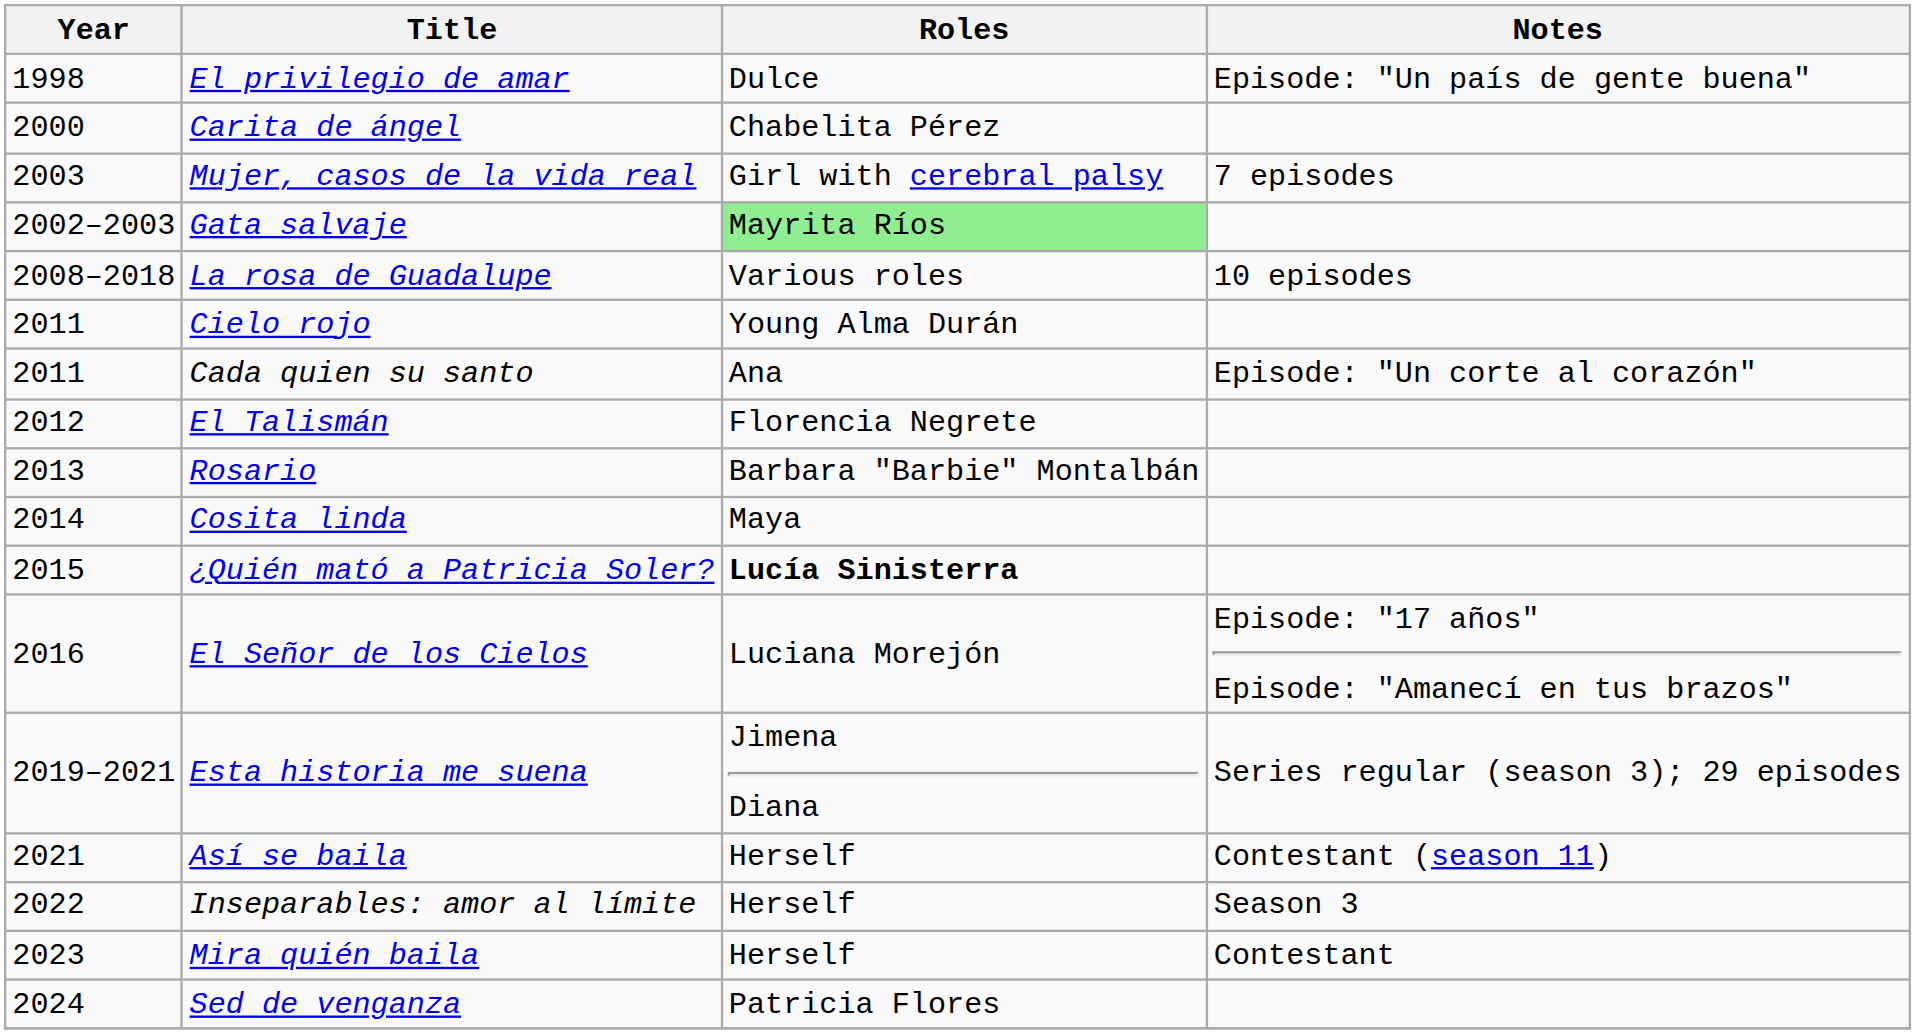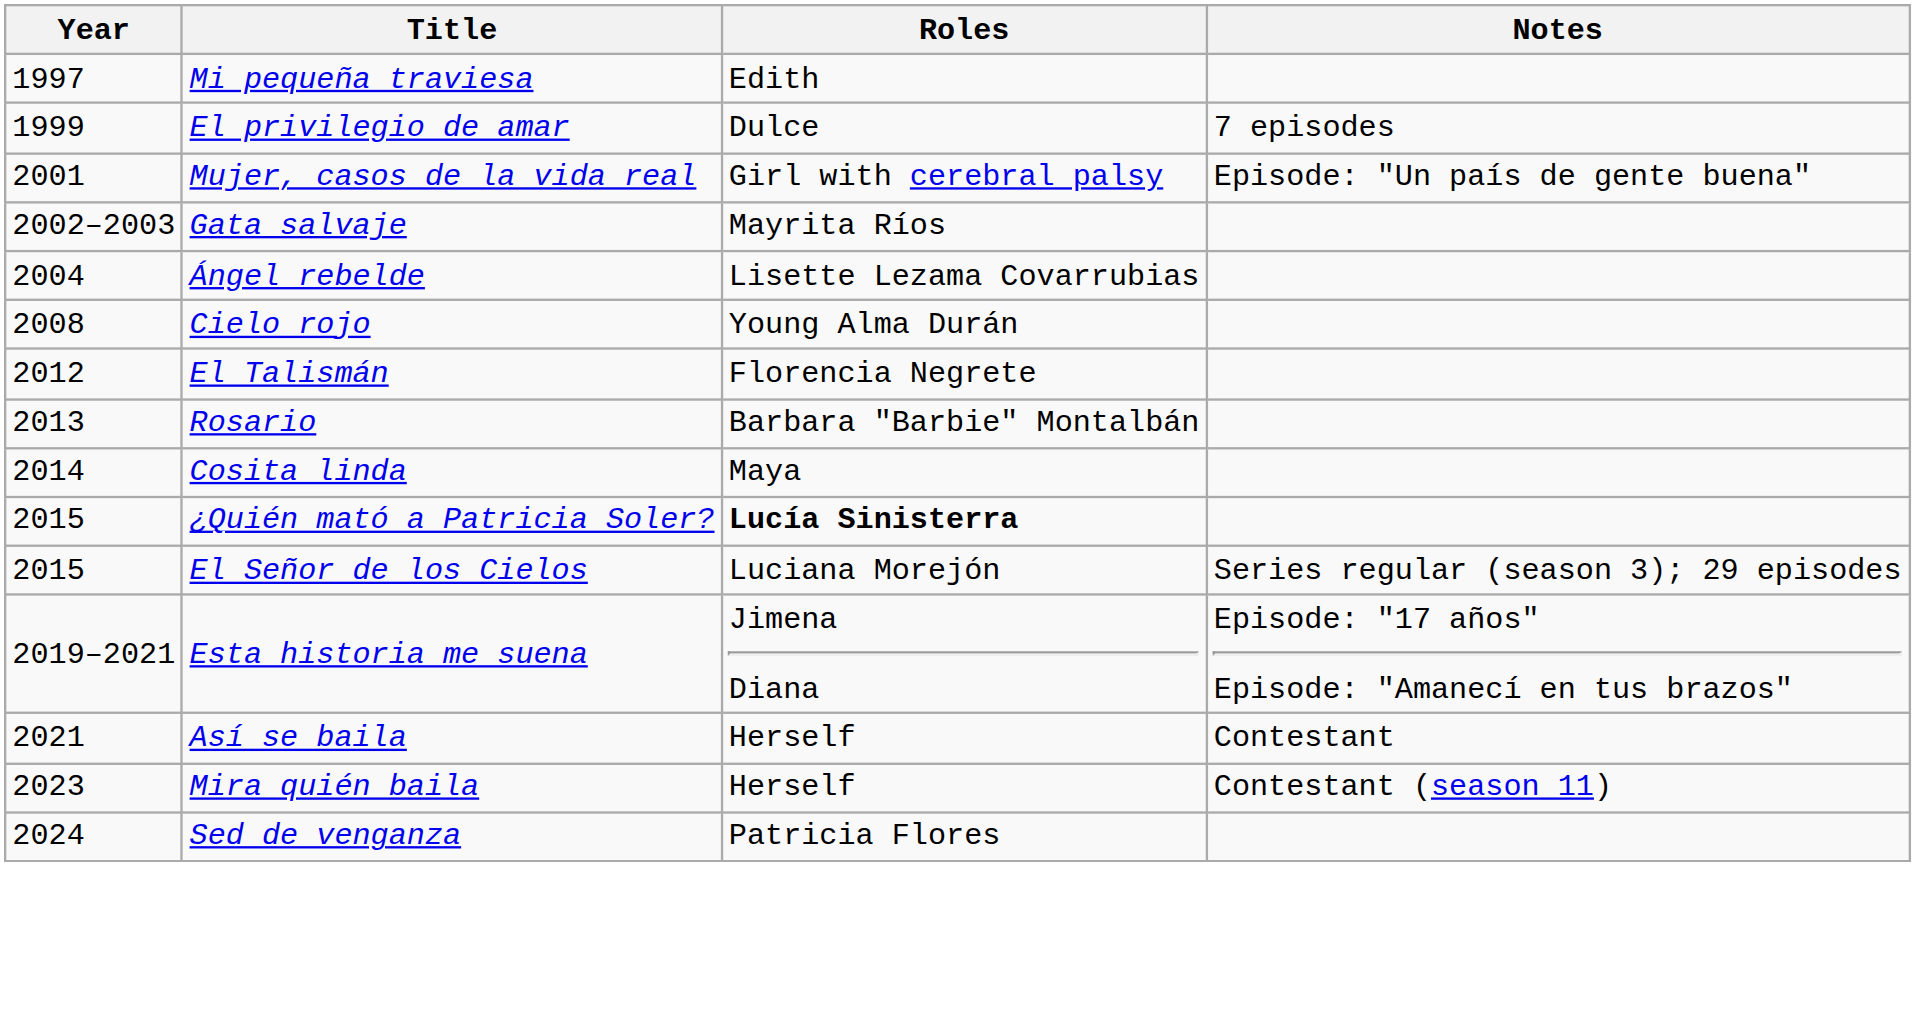+ row: (362, 79)
(49, 79) 1998 -> (49, 128) 1999
(1512, 79) Episode: "Un país de gente buena" -> (1304, 128) 7 episodes
- row: (325, 128)
(49, 177) 2003 -> (49, 177) 2001
(1304, 177) 7 episodes -> (1512, 177) Episode: "Un país de gente buena"
(837, 226) lightgreen background -> (837, 226) no background
+ row: (307, 276)
- row: (371, 276)
(49, 325) 2011 -> (49, 325) 2008
- row: (362, 374)
(49, 654) 2016 -> (49, 570) 2015
(1558, 654) Episode: "17 años" Episode: "Amanecí en tus brazos" -> (1558, 570) Series regular (season 3); 29 episodes
(1558, 773) Series regular (season 3); 29 episodes -> (1558, 654) Episode: "17 años" Episode: "Amanecí en tus brazos"
(1413, 857) Contestant (season 11) -> (1304, 738) Contestant
- row: (443, 906)
(1304, 955) Contestant -> (1413, 788) Contestant (season 11)
